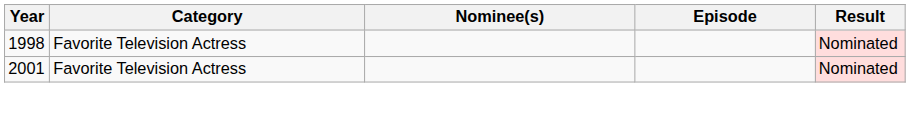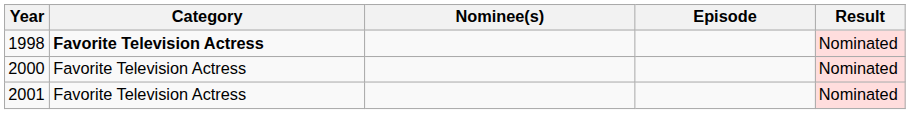(150, 43) normal -> (159, 43) bold
+ row: (26, 69)
